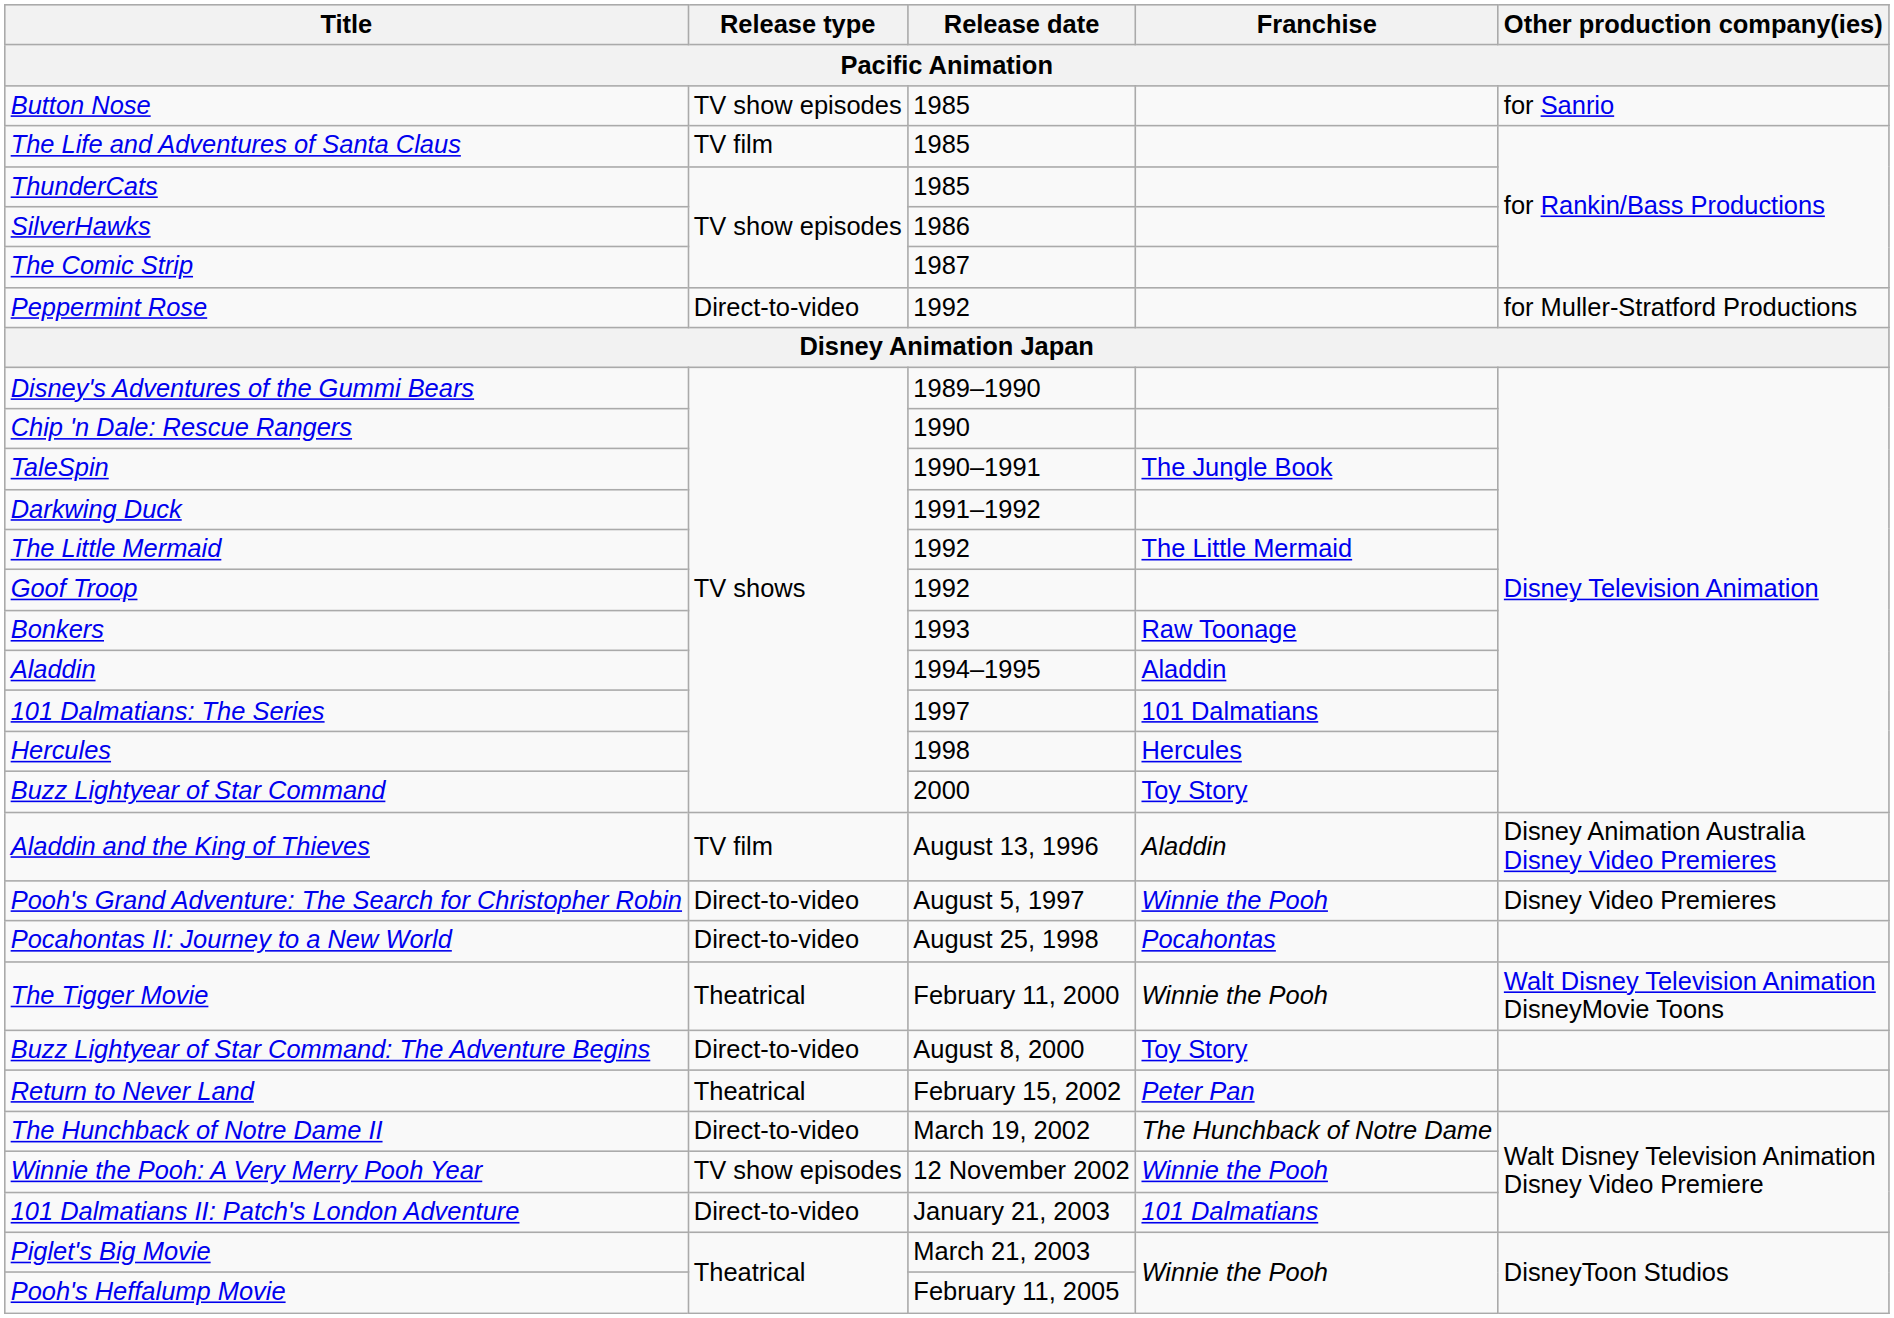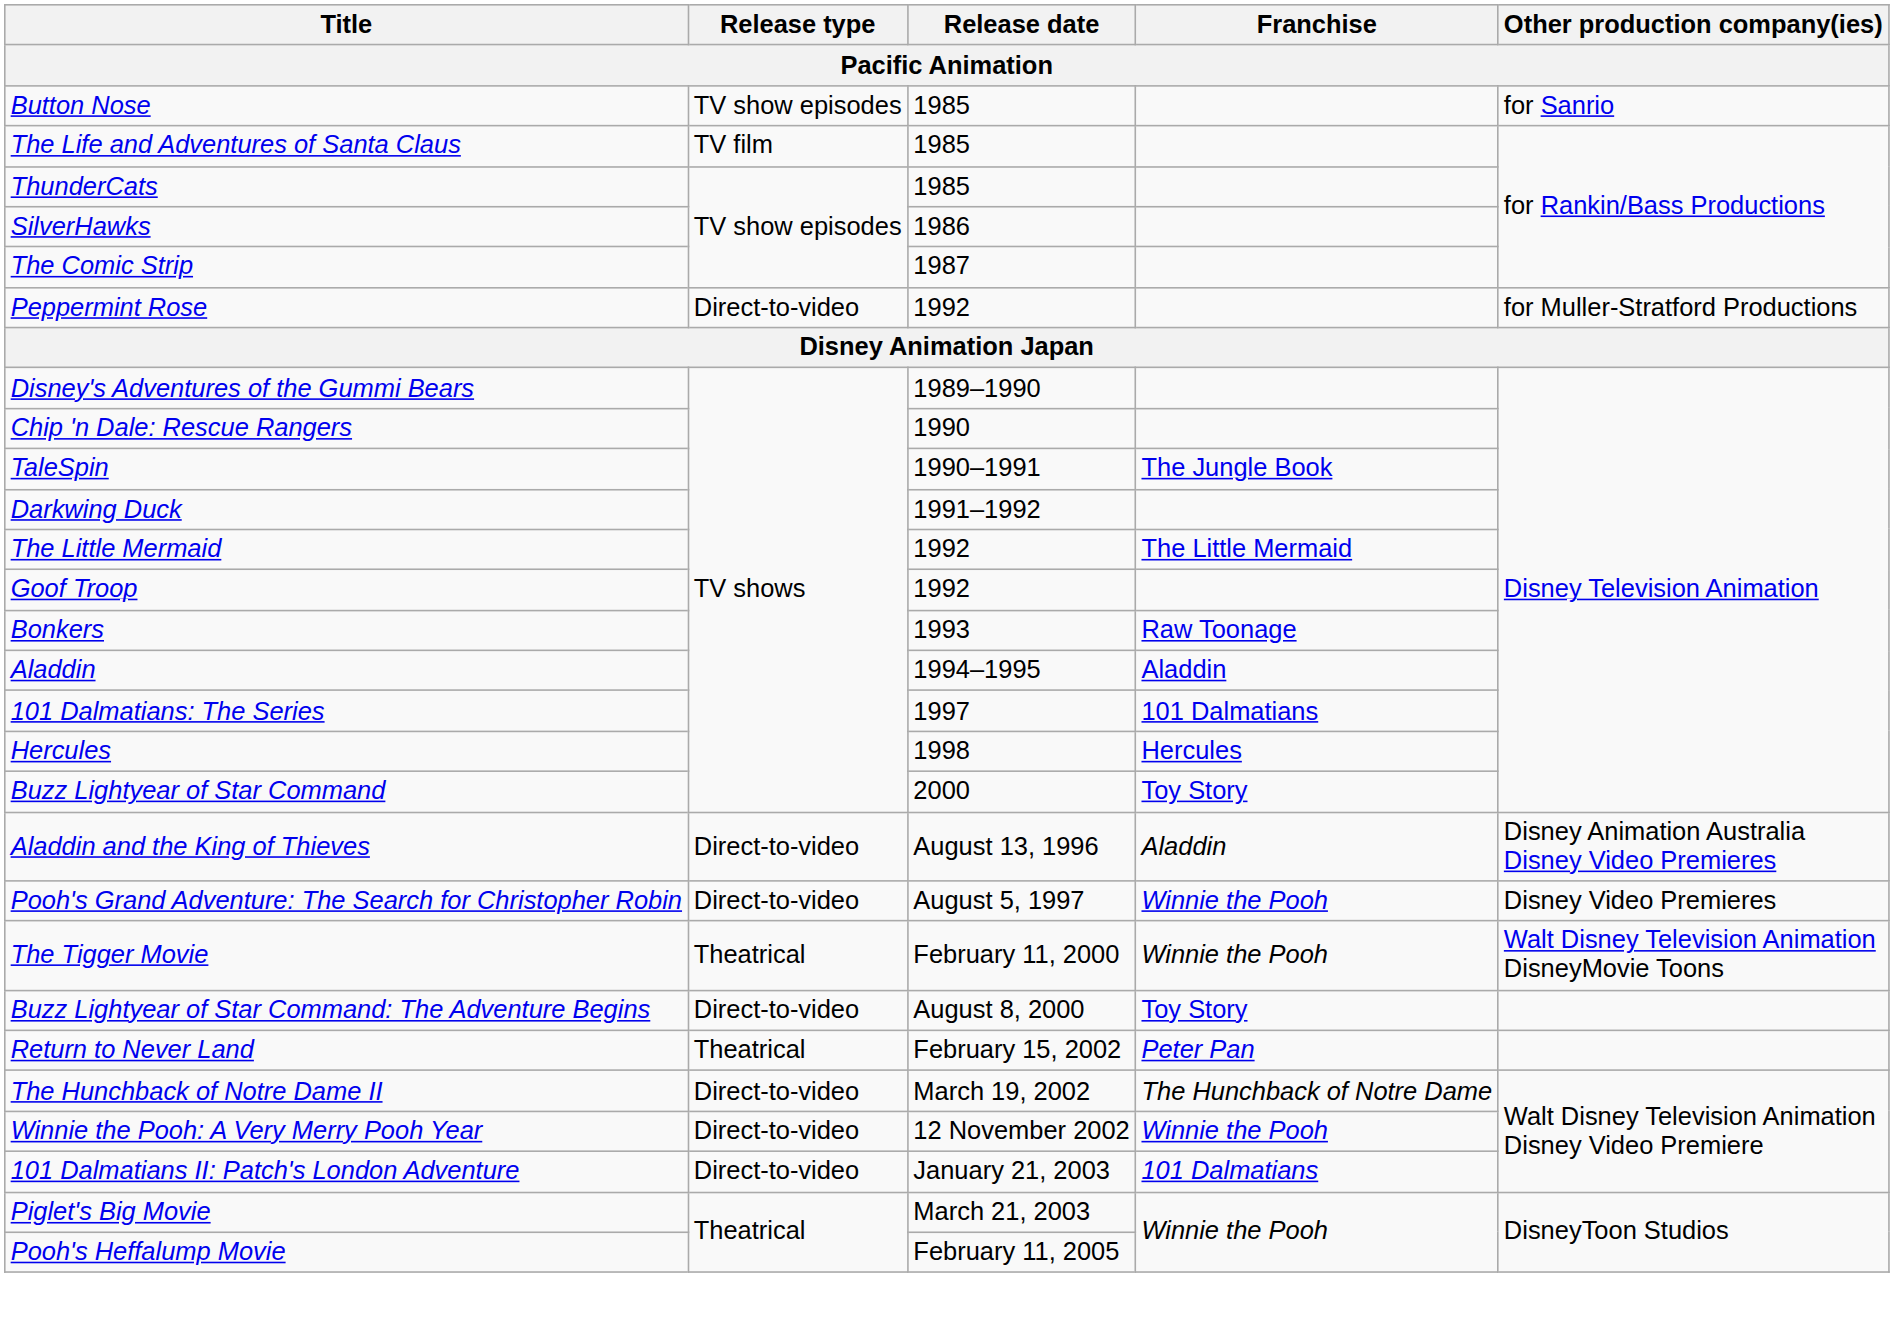(733, 845) TV film -> (776, 845) Direct-to-video
- row: (231, 940)
(798, 1171) TV show episodes -> (776, 1130) Direct-to-video
